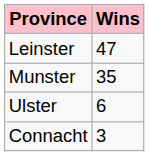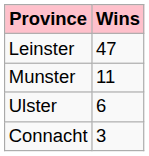(106, 77) 35 -> (106, 77) 11
